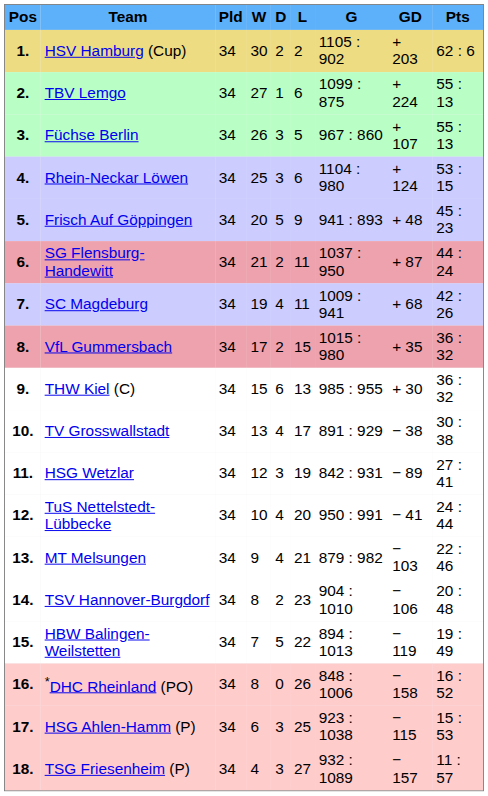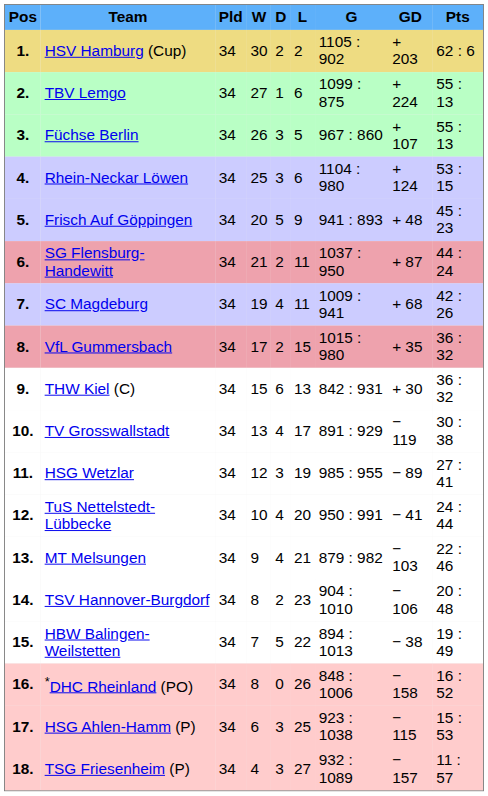(351, 388) 985 : 955 -> (351, 388) 842 : 931
(407, 431) − 38 -> (404, 431) − 119
(351, 473) 842 : 931 -> (351, 473) 985 : 955
(404, 642) − 119 -> (407, 642) − 38
